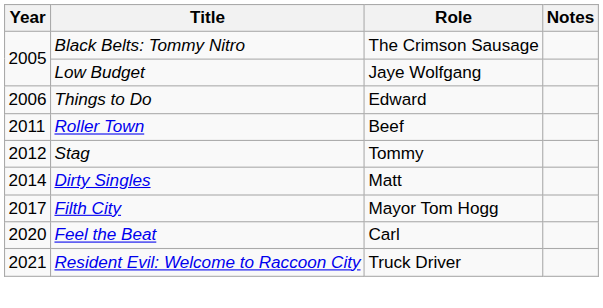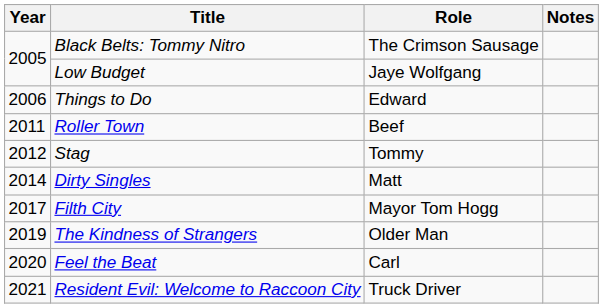+ row: (156, 235)
